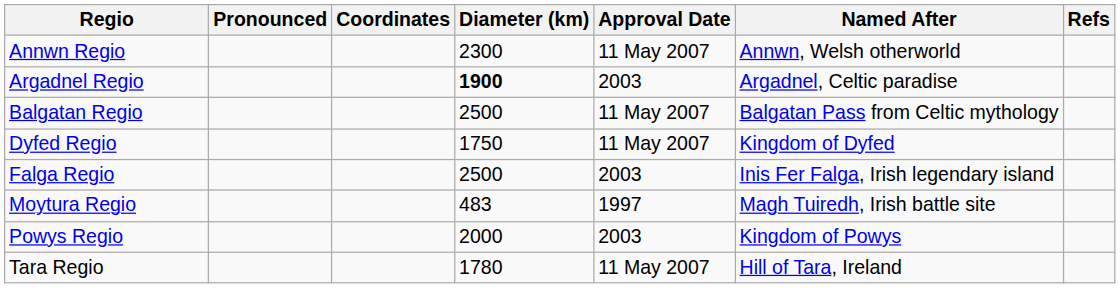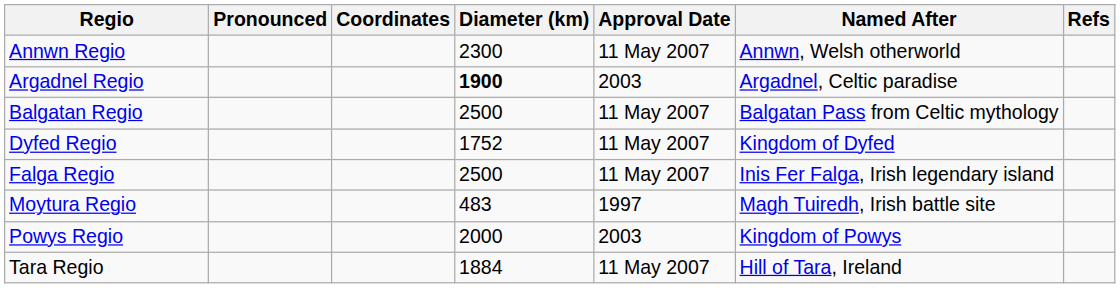(481, 143) 1750 -> (481, 143) 1752
(620, 174) 2003 -> (654, 174) 11 May 2007
(481, 267) 1780 -> (481, 267) 1884
